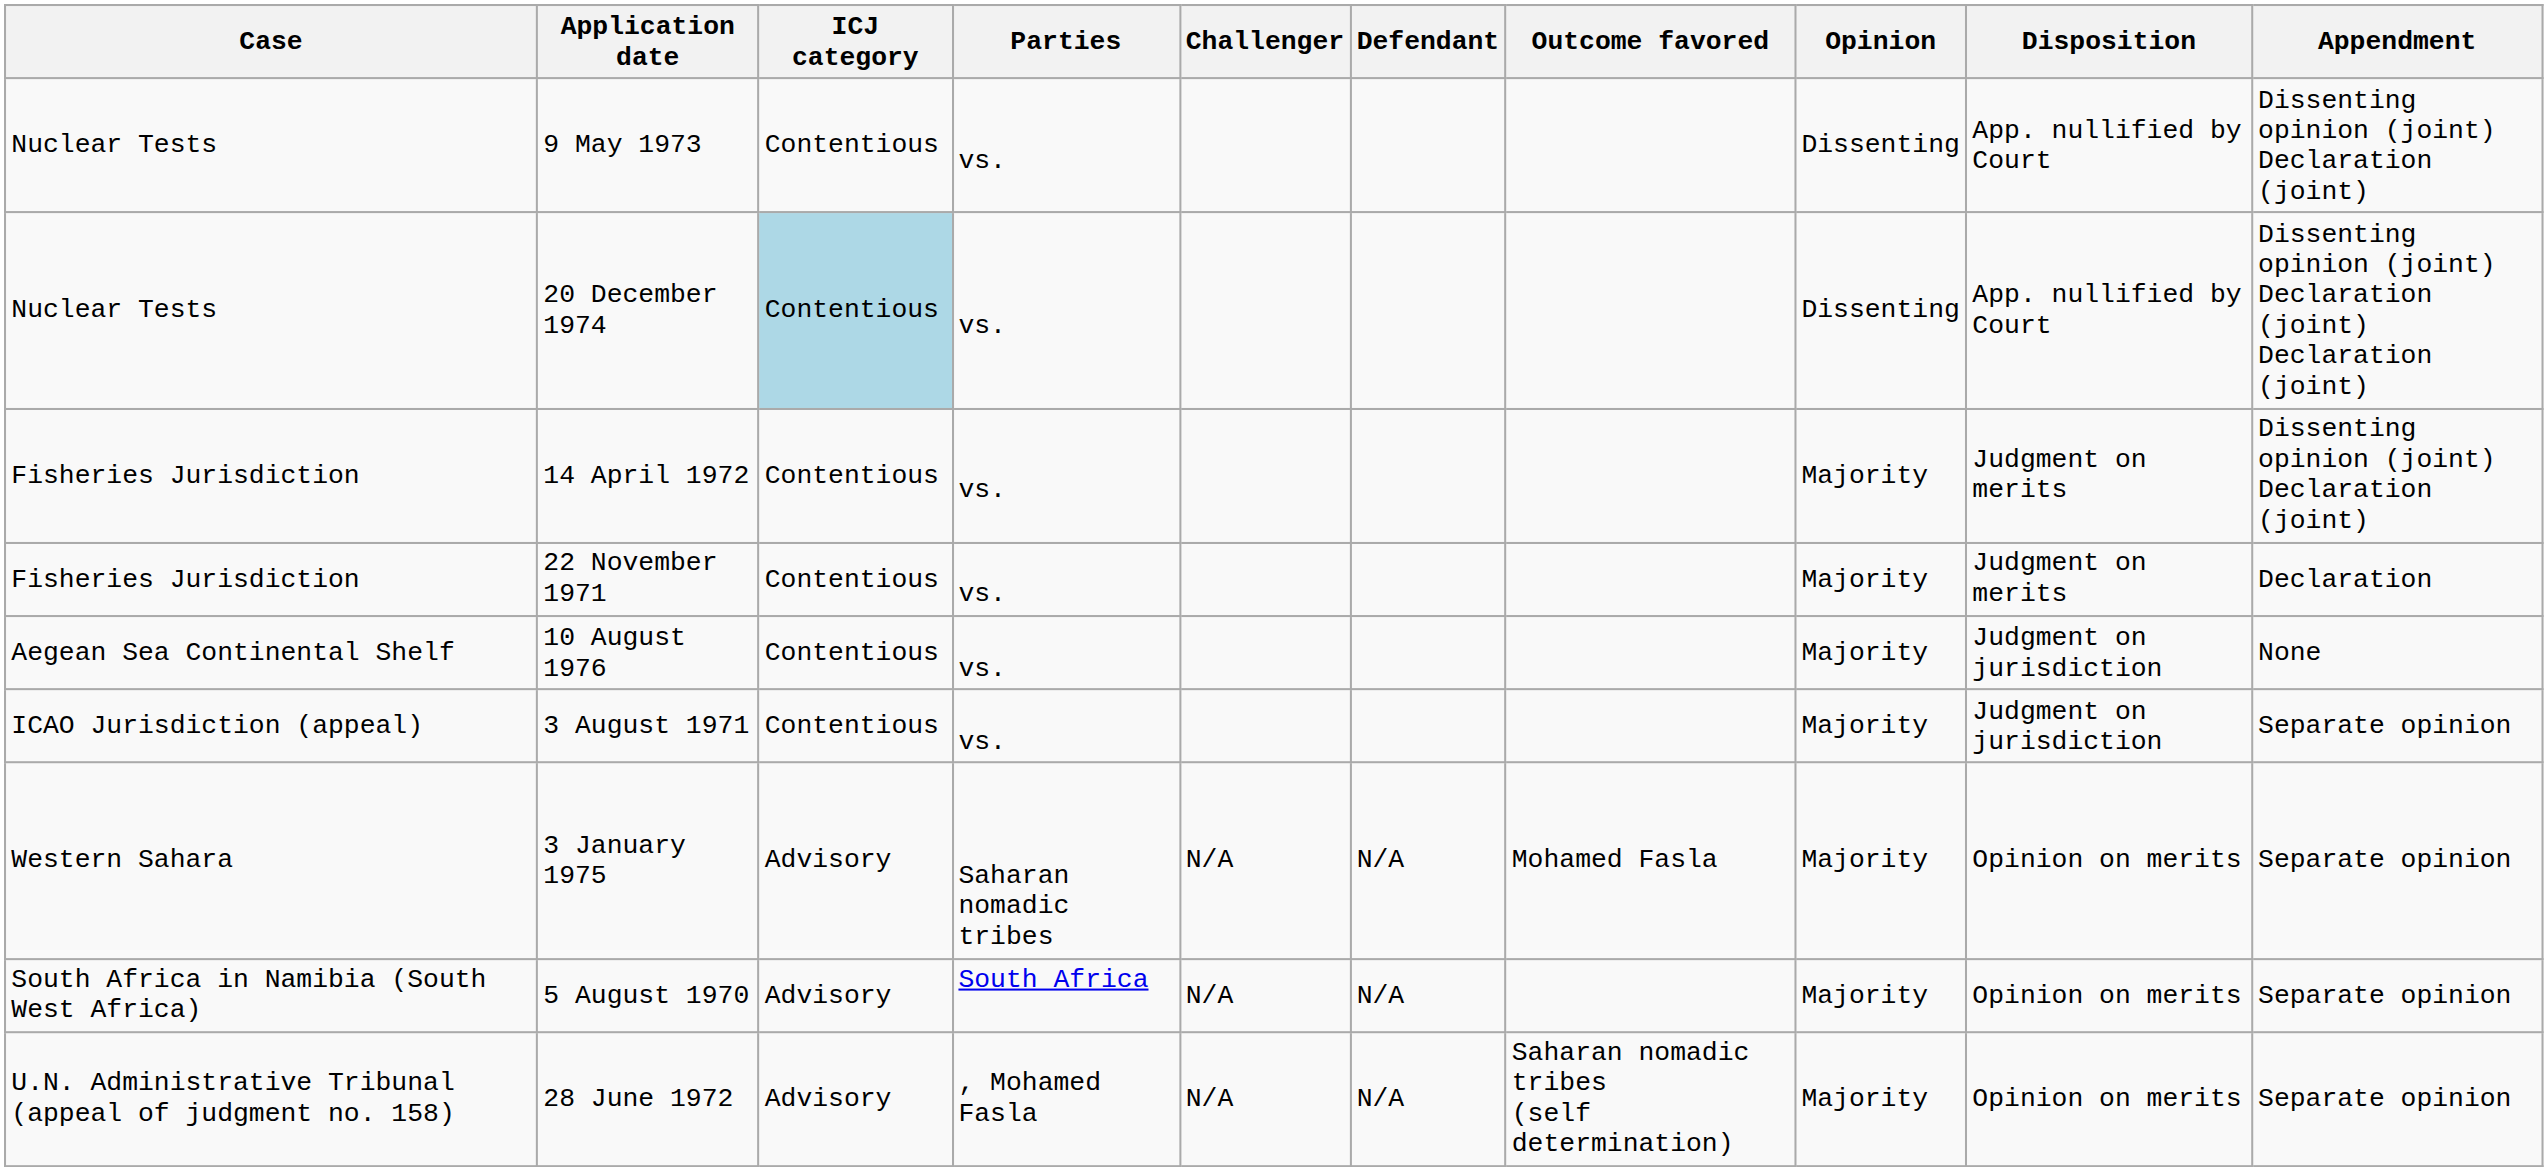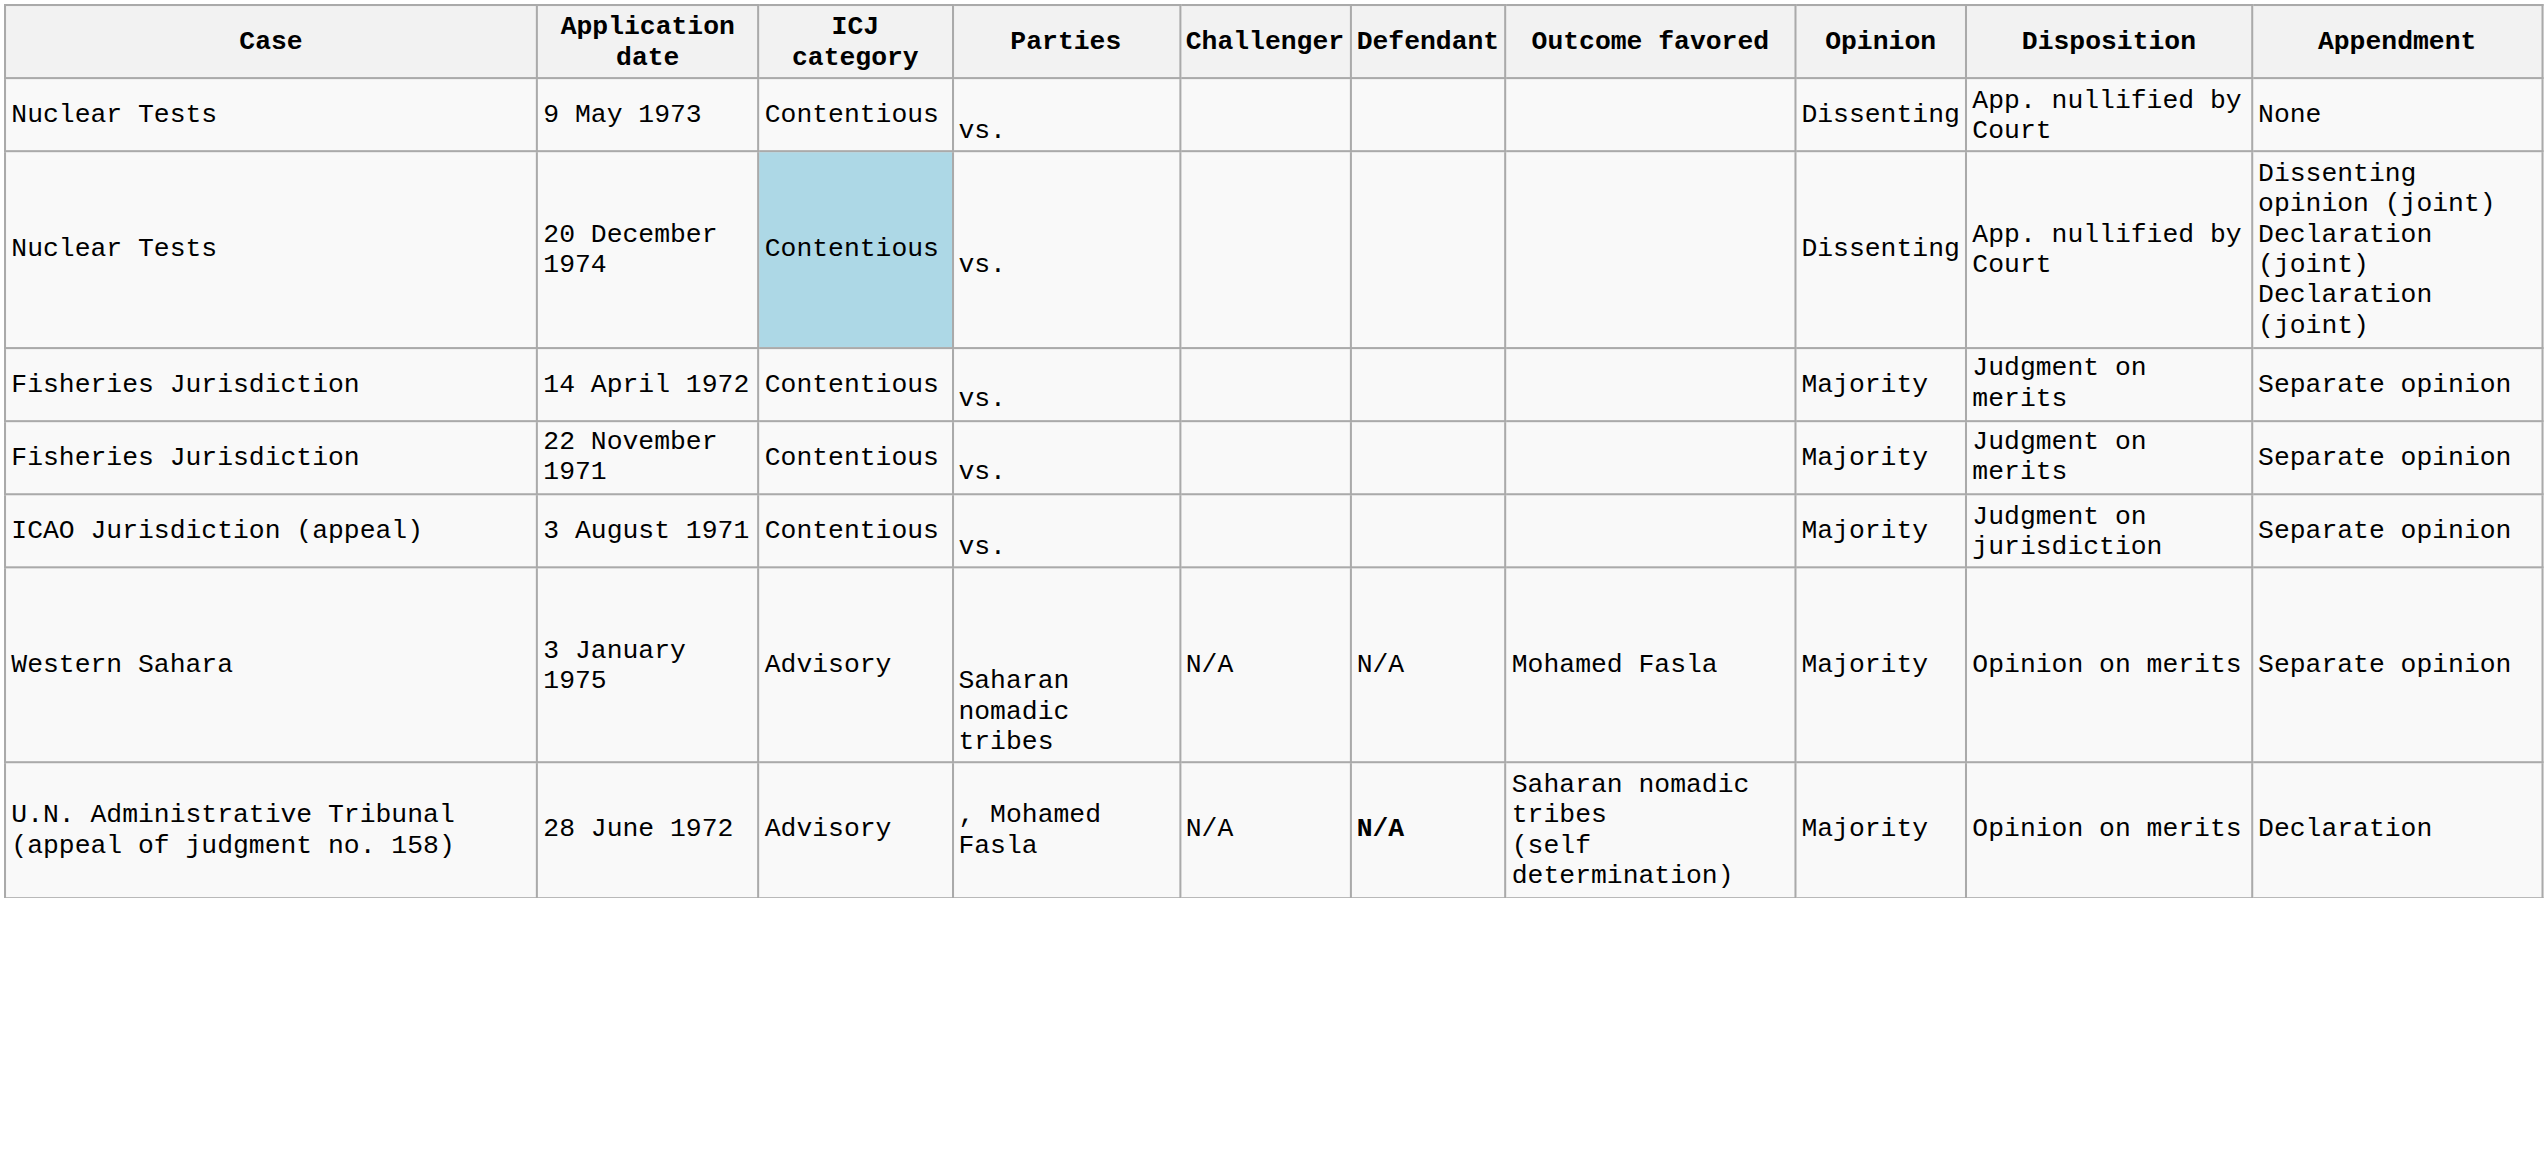(2377, 146) Dissenting opinion (joint) Declaration (joint) -> (2290, 115) None
(2377, 475) Dissenting opinion (joint) Declaration (joint) -> (2385, 384) Separate opinion
(2345, 579) Declaration -> (2385, 457) Separate opinion
- row: (615, 653)
- row: (646, 995)
(1380, 1099) normal -> (1380, 830) bold
(2385, 1099) Separate opinion -> (2345, 830) Declaration
